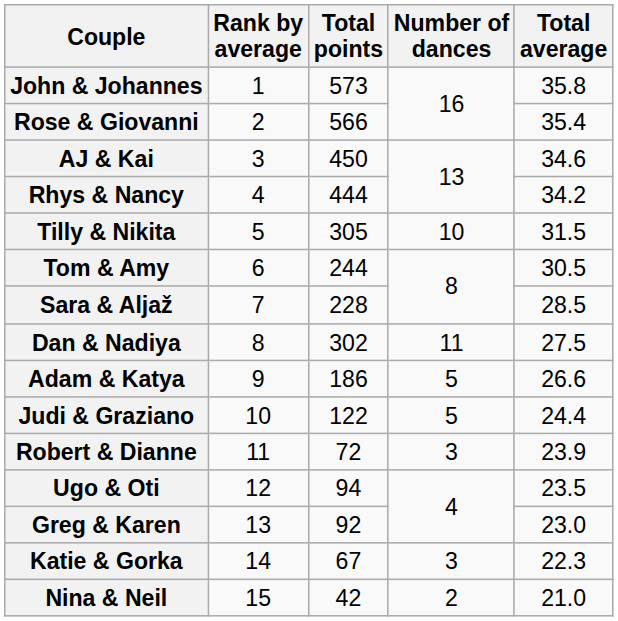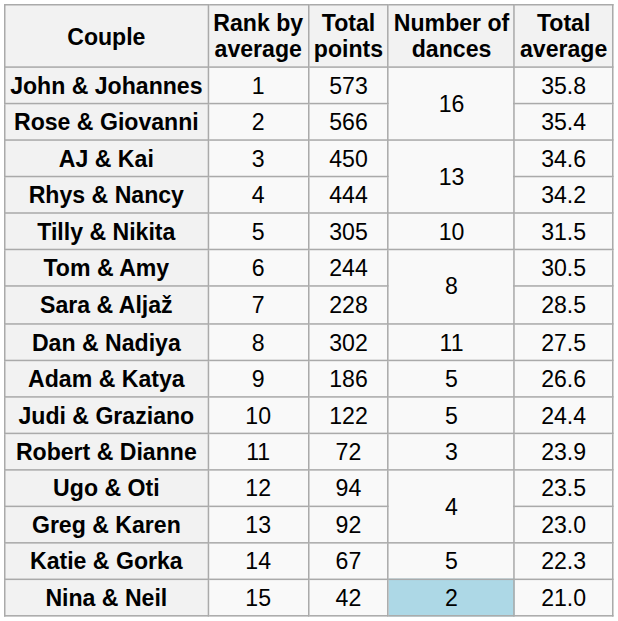(452, 561) 3 -> (452, 561) 5
(452, 598) no background -> (452, 598) lightblue background
